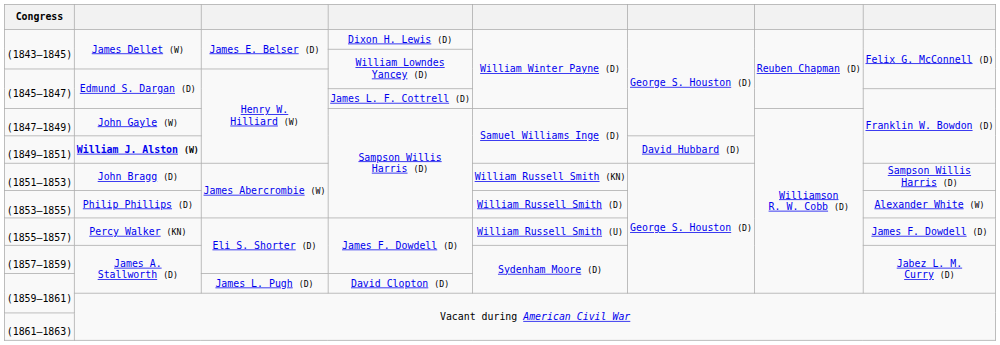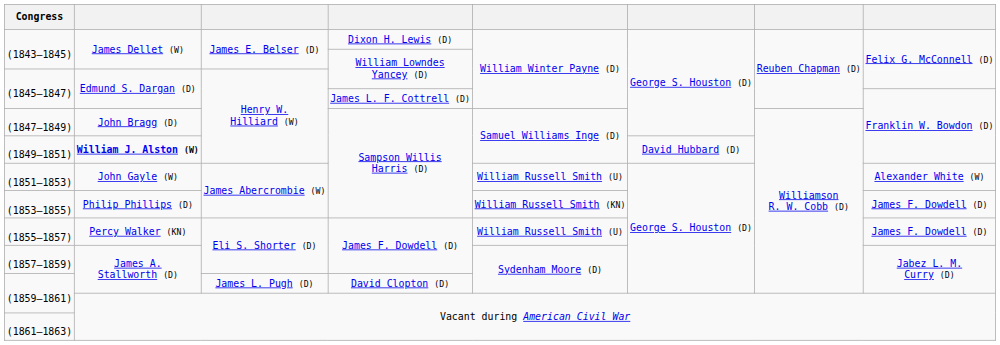(138, 122) John Gayle (W) -> (138, 122) John Bragg (D)
(138, 177) John Bragg (D) -> (138, 177) John Gayle (W)
(550, 177) William Russell Smith (KN) -> (550, 177) William Russell Smith (U)
(929, 177) Sampson Willis Harris (D) -> (929, 177) Alexander White (W)
(550, 204) William Russell Smith (D) -> (550, 204) William Russell Smith (KN)
(929, 204) Alexander White (W) -> (929, 204) James F. Dowdell (D)
